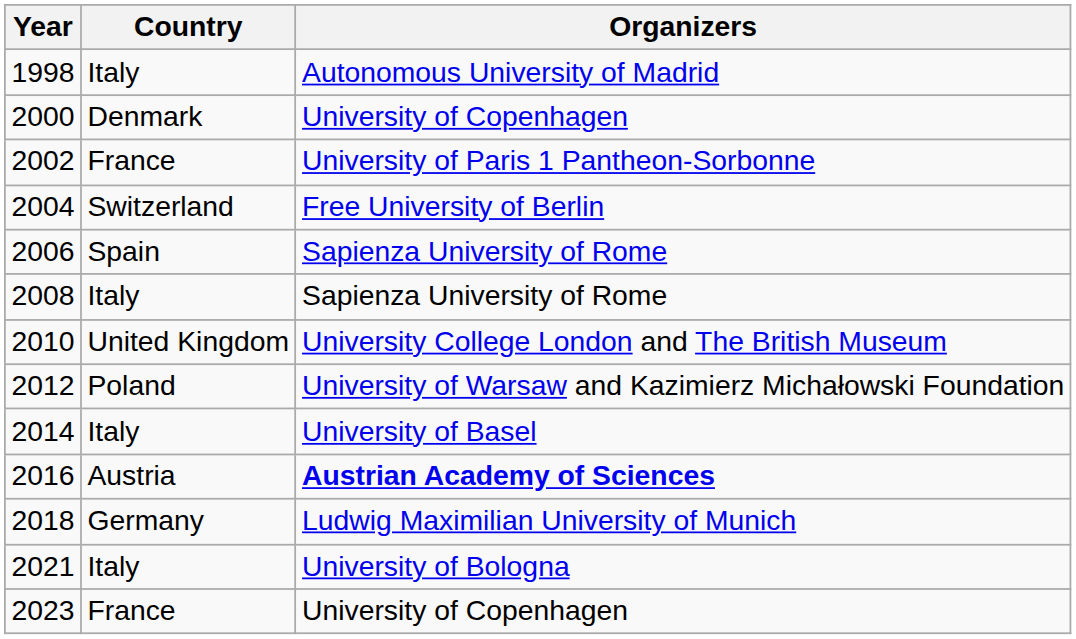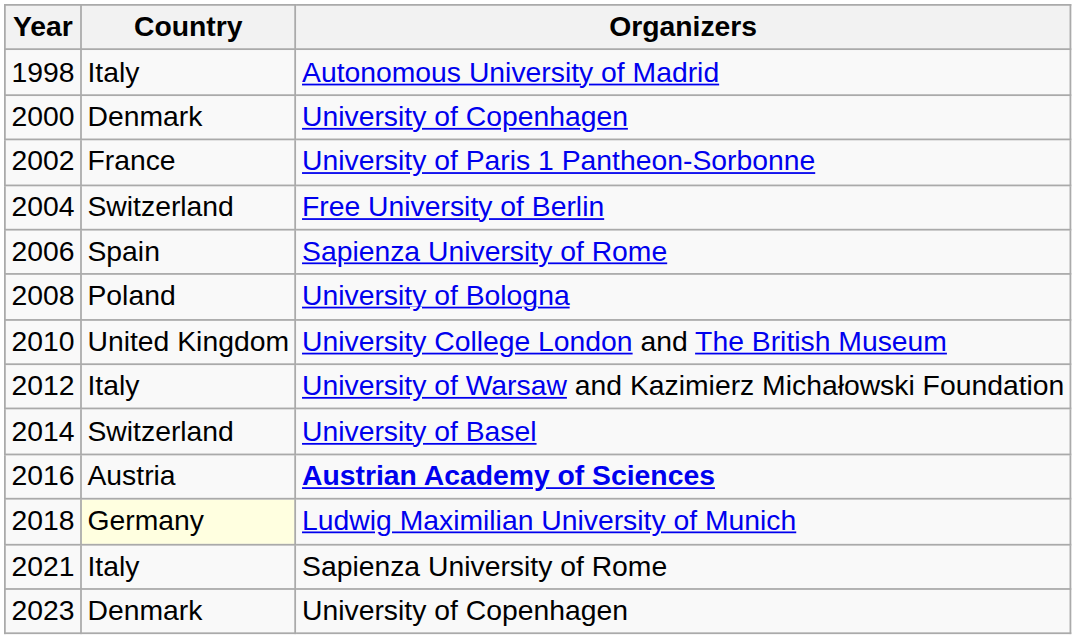(113, 296) Italy -> (132, 296) Poland
(485, 296) Sapienza University of Rome -> (436, 296) University of Bologna
(132, 386) Poland -> (113, 386) Italy
(113, 431) Italy -> (161, 431) Switzerland
(146, 521) no background -> (146, 521) lightyellow background
(436, 565) University of Bologna -> (485, 565) Sapienza University of Rome
(132, 610) France -> (145, 610) Denmark
